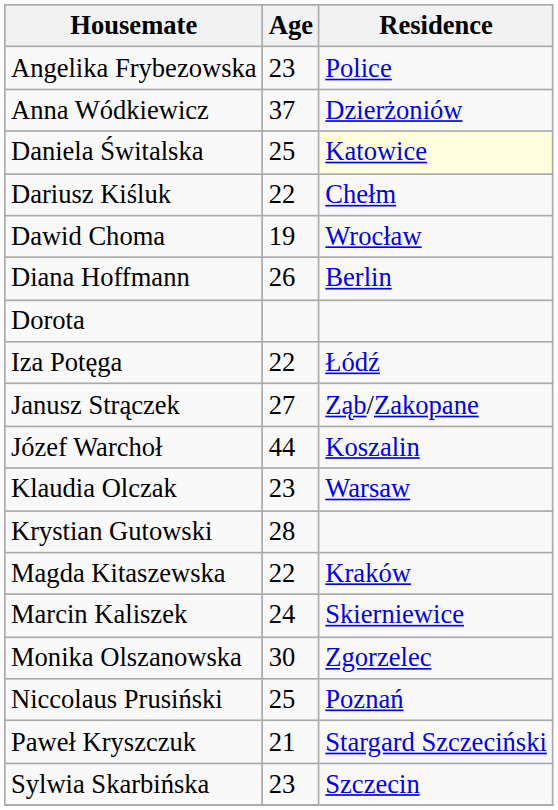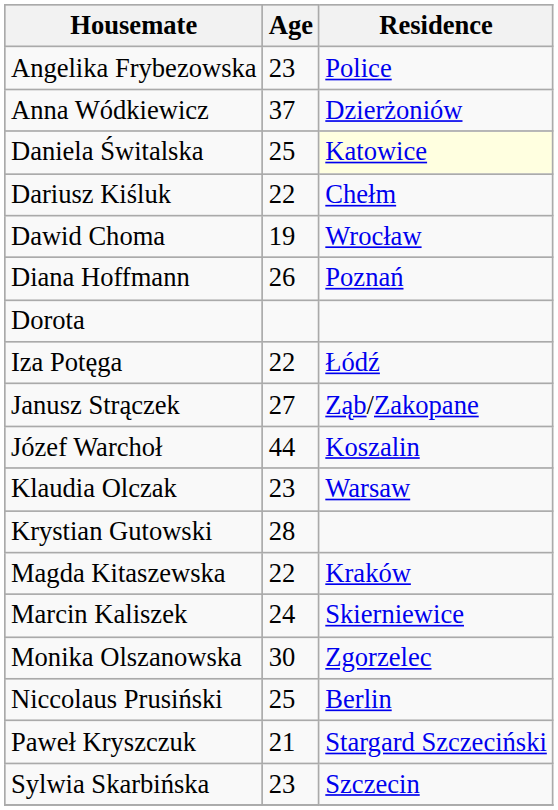(359, 278) Berlin -> (364, 278) Poznań
(364, 699) Poznań -> (359, 699) Berlin
